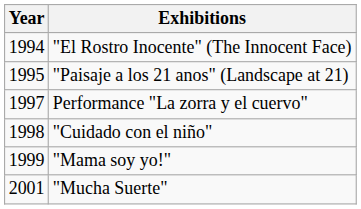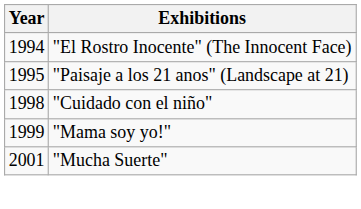- row: (180, 103)
